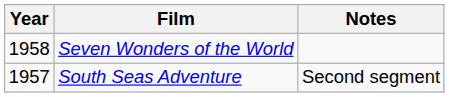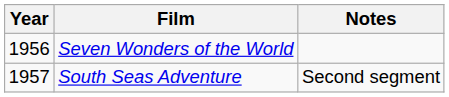(29, 48) 1958 -> (29, 48) 1956
